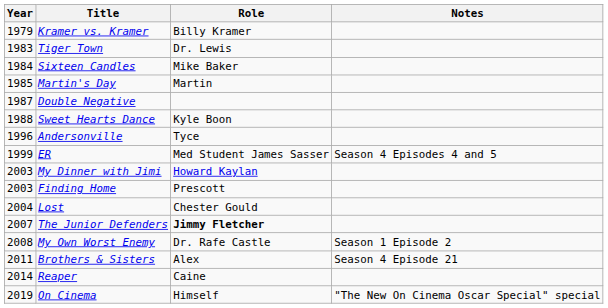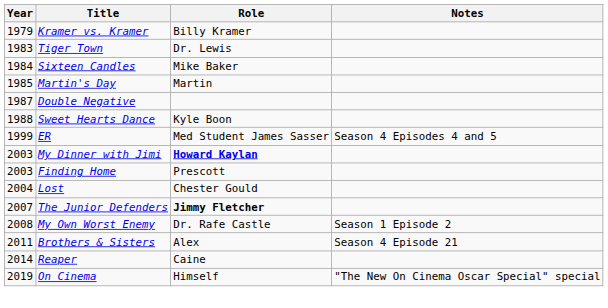- row: (80, 136)
(215, 171) normal -> (215, 154) bold
